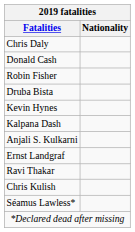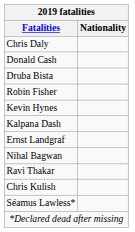rows swapped: (32, 76) <-> (30, 92)
- row: (42, 140)
+ row: (34, 156)
